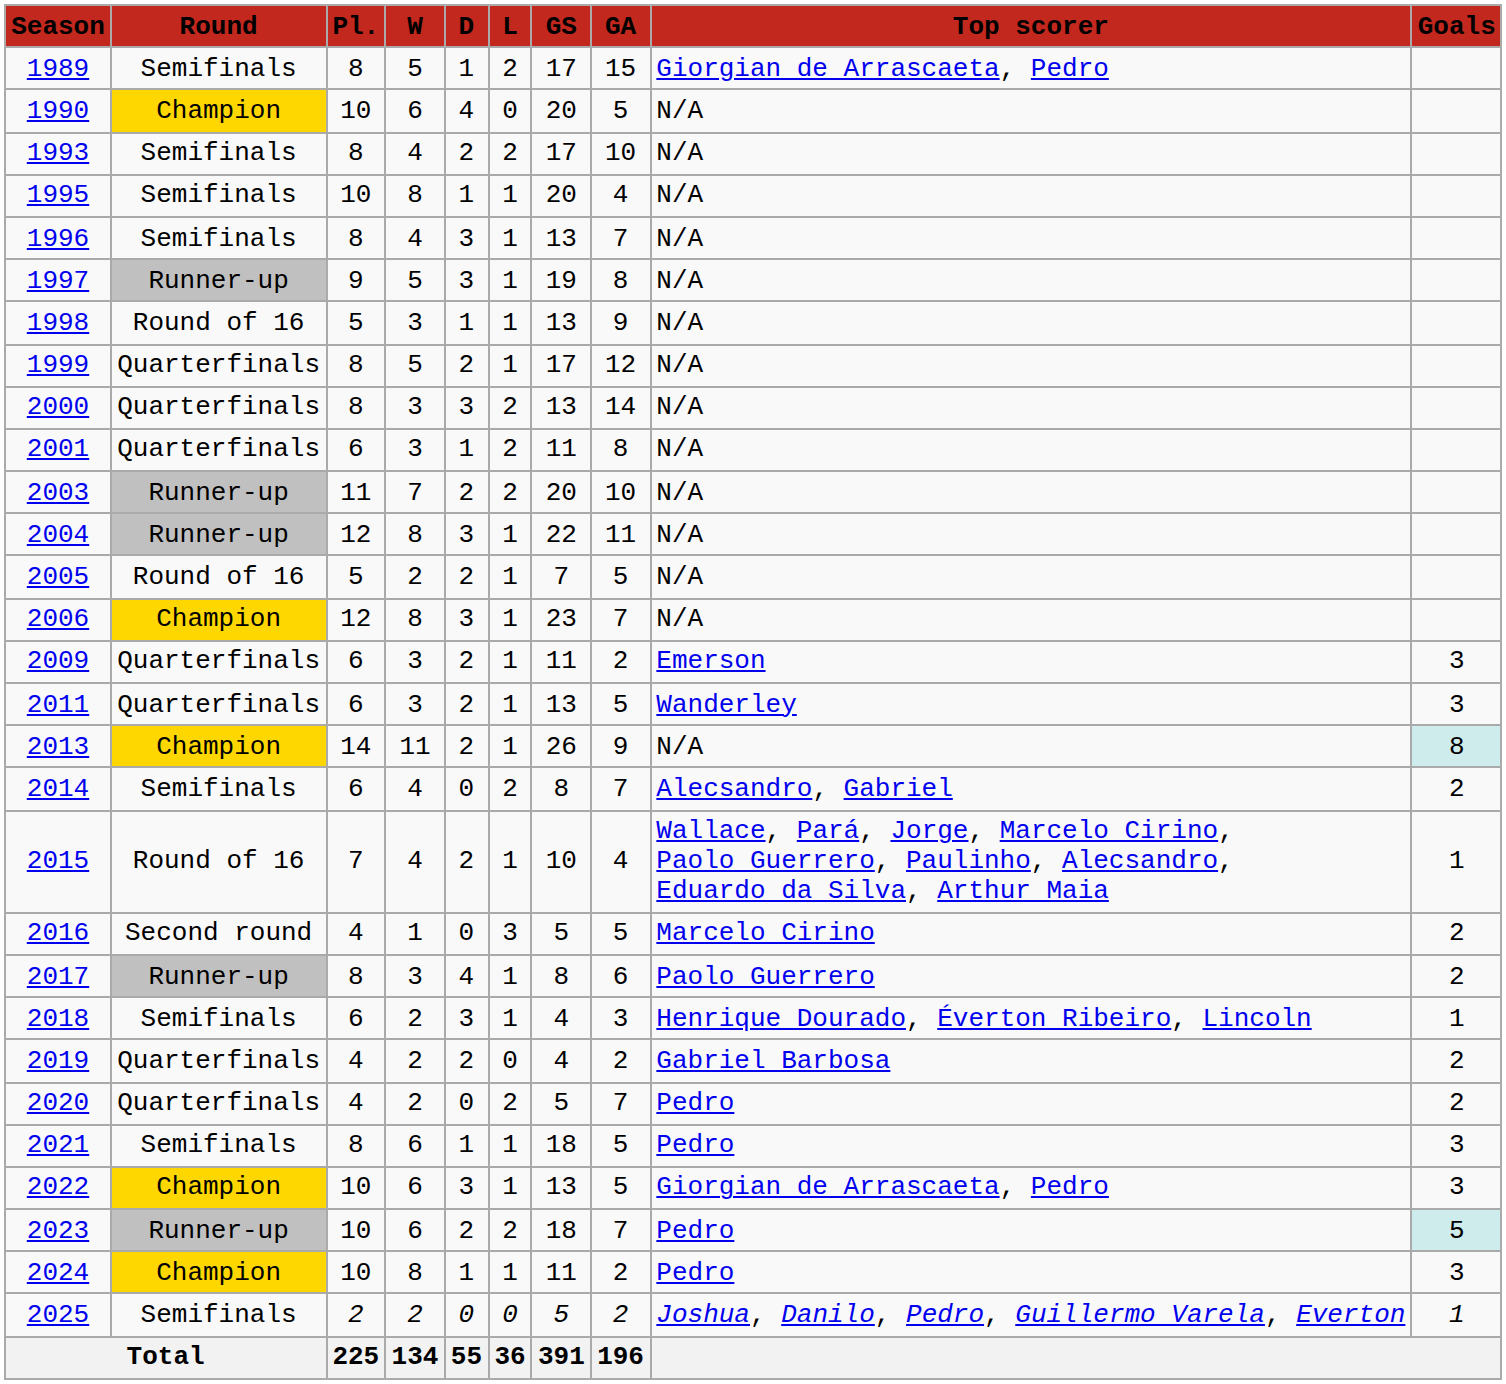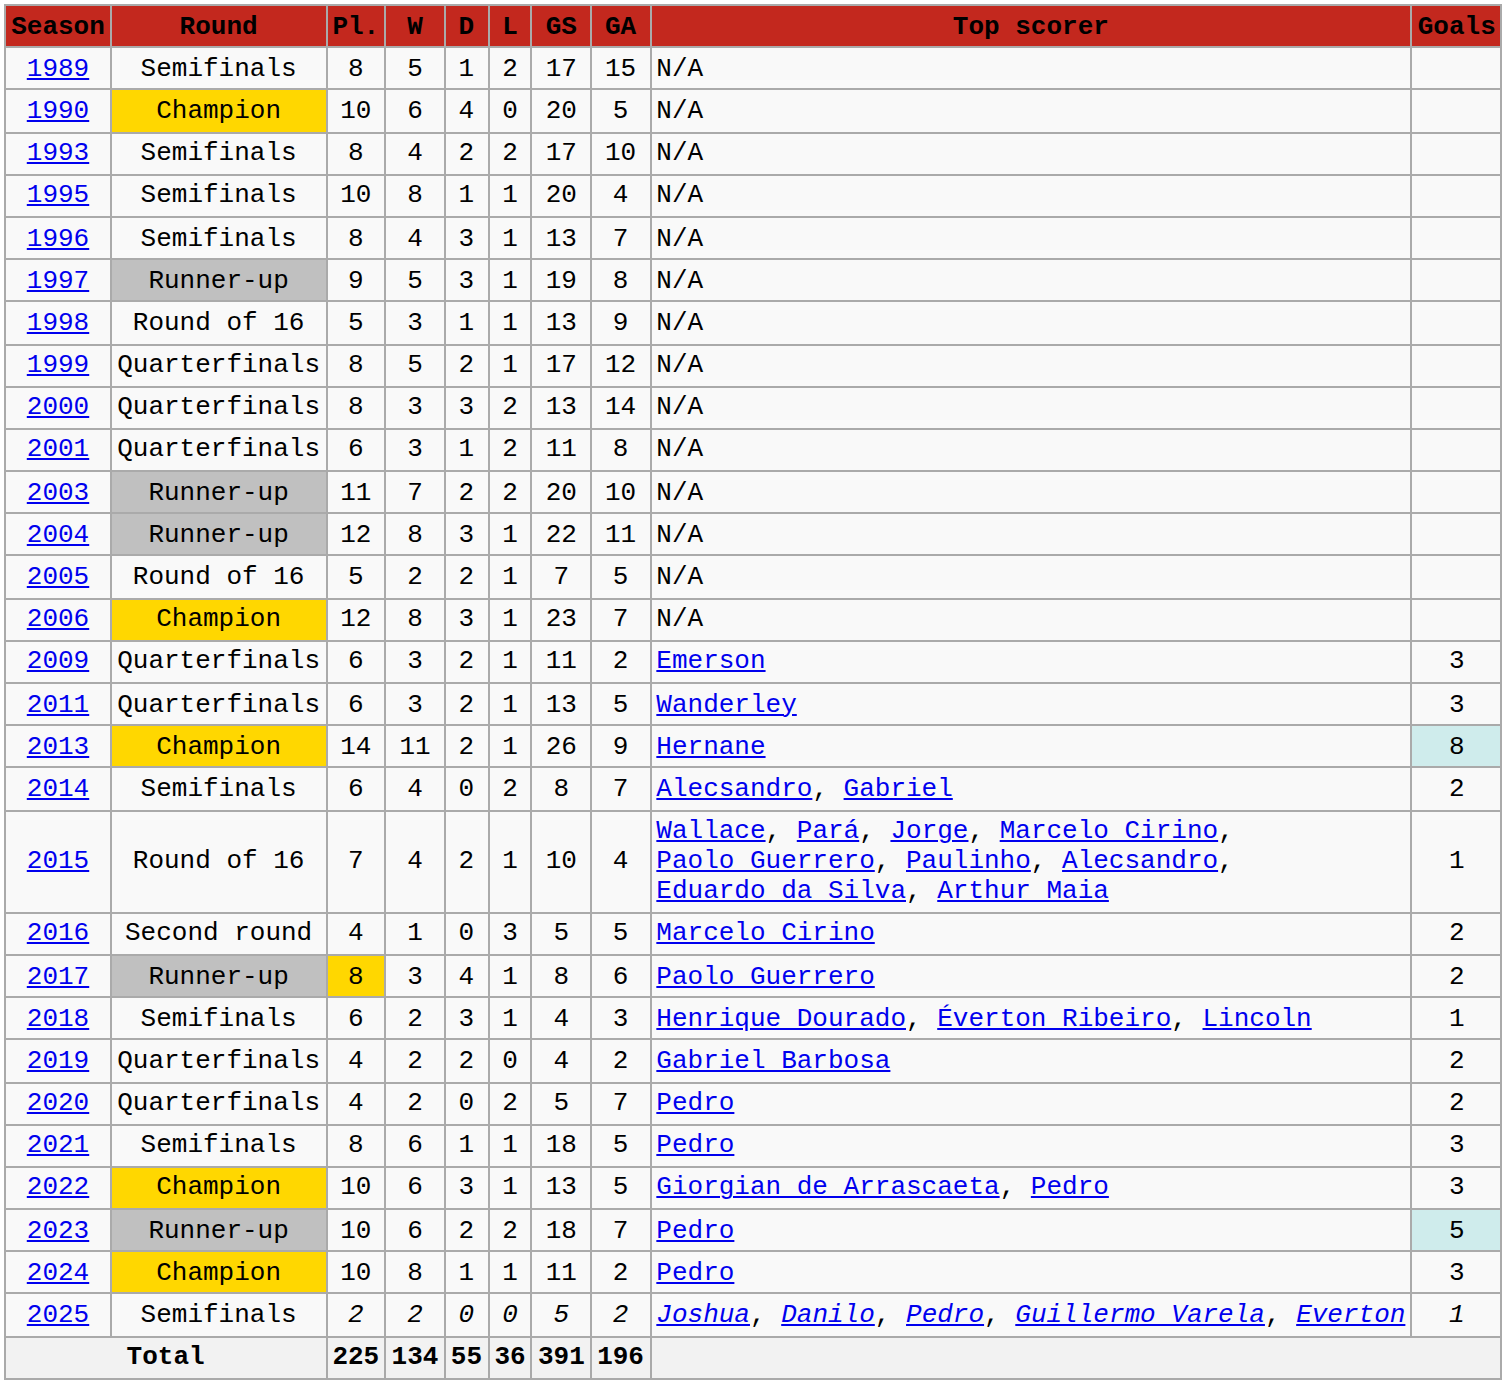(883, 69) Giorgian de Arrascaeta, Pedro -> (680, 69) N/A
(680, 747) N/A -> (711, 747) Hernane
(356, 976) no background -> (356, 976) gold background
